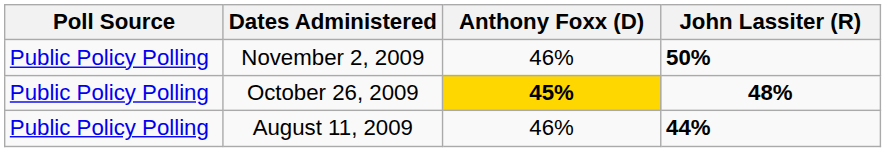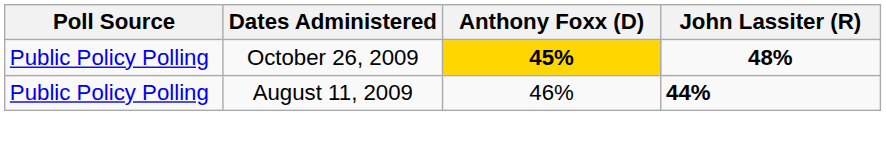- row: (333, 57)
